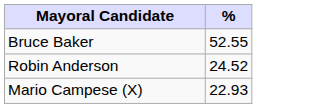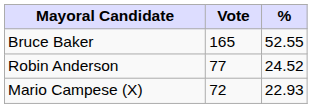+ column: (233, 16)
